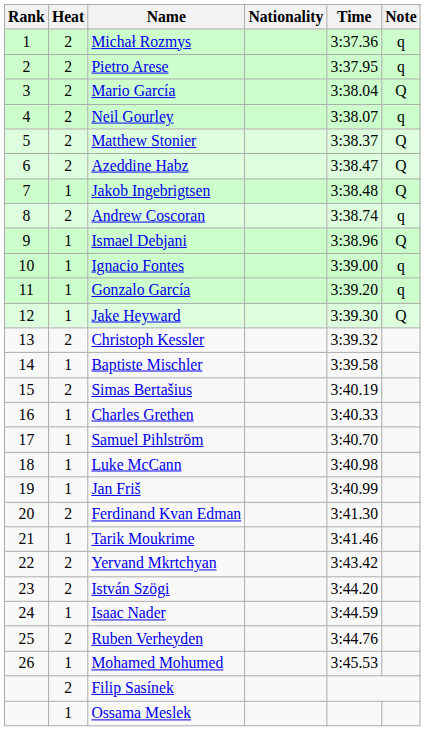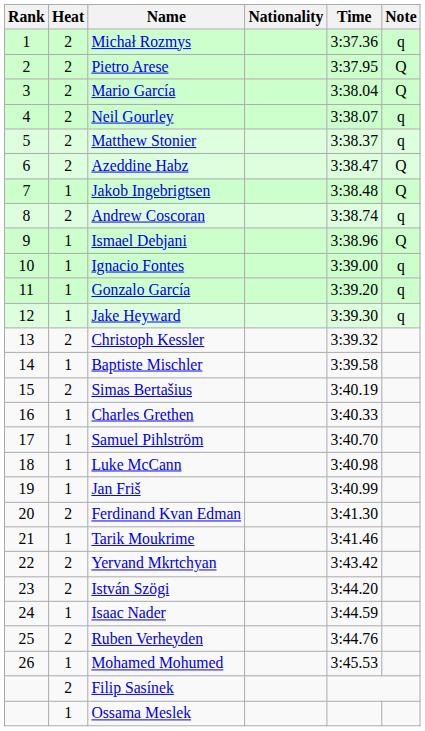(401, 66) q -> (401, 66) Q
(401, 141) Q -> (401, 141) q
(401, 315) Q -> (401, 315) q
